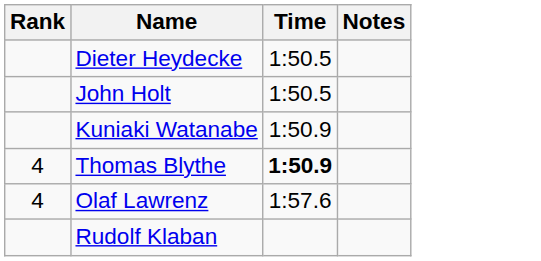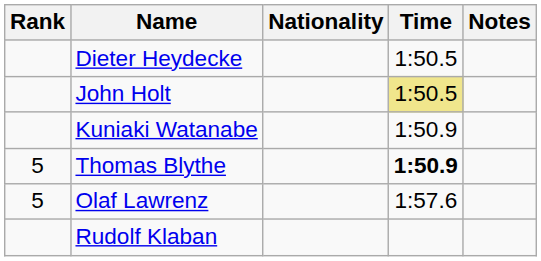+ column: (326, 22)
(300, 93) no background -> (426, 93) khaki background
(37, 165) 4 -> (37, 165) 5
(37, 201) 4 -> (37, 201) 5
